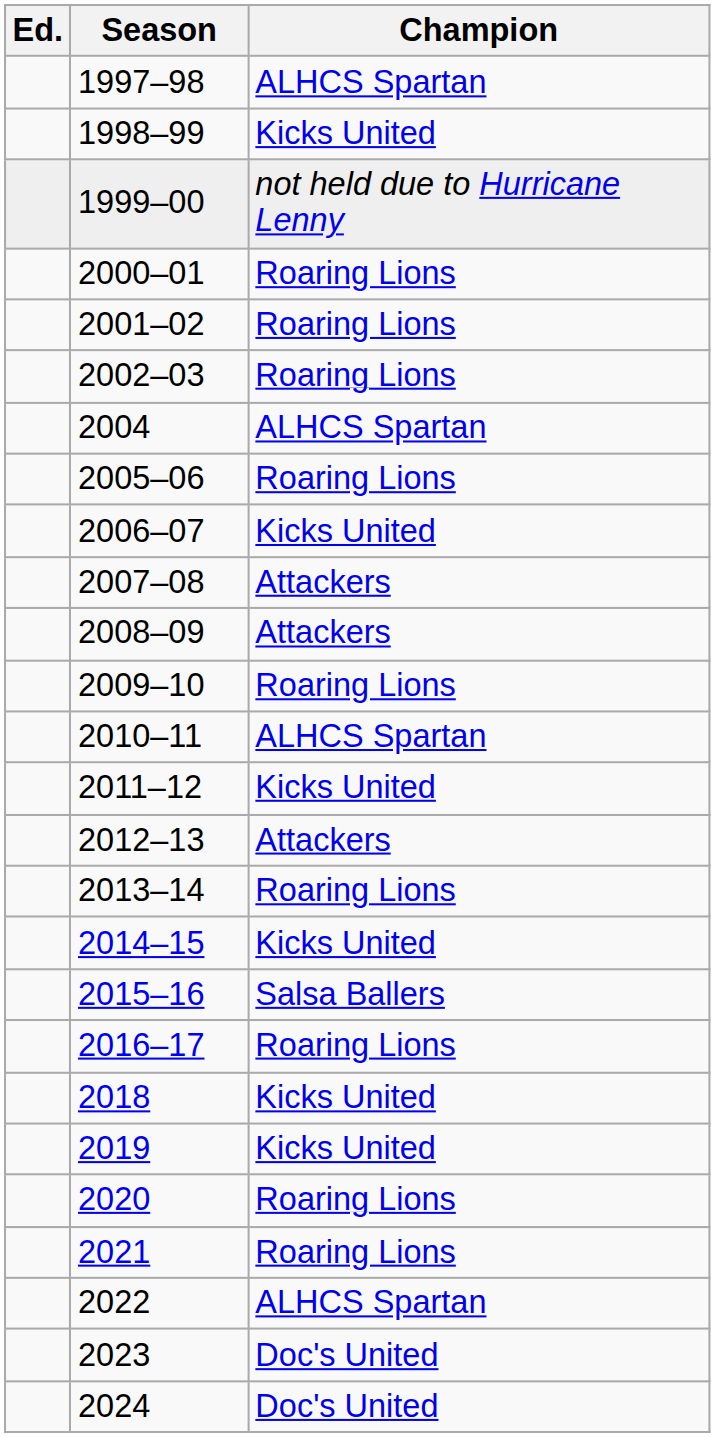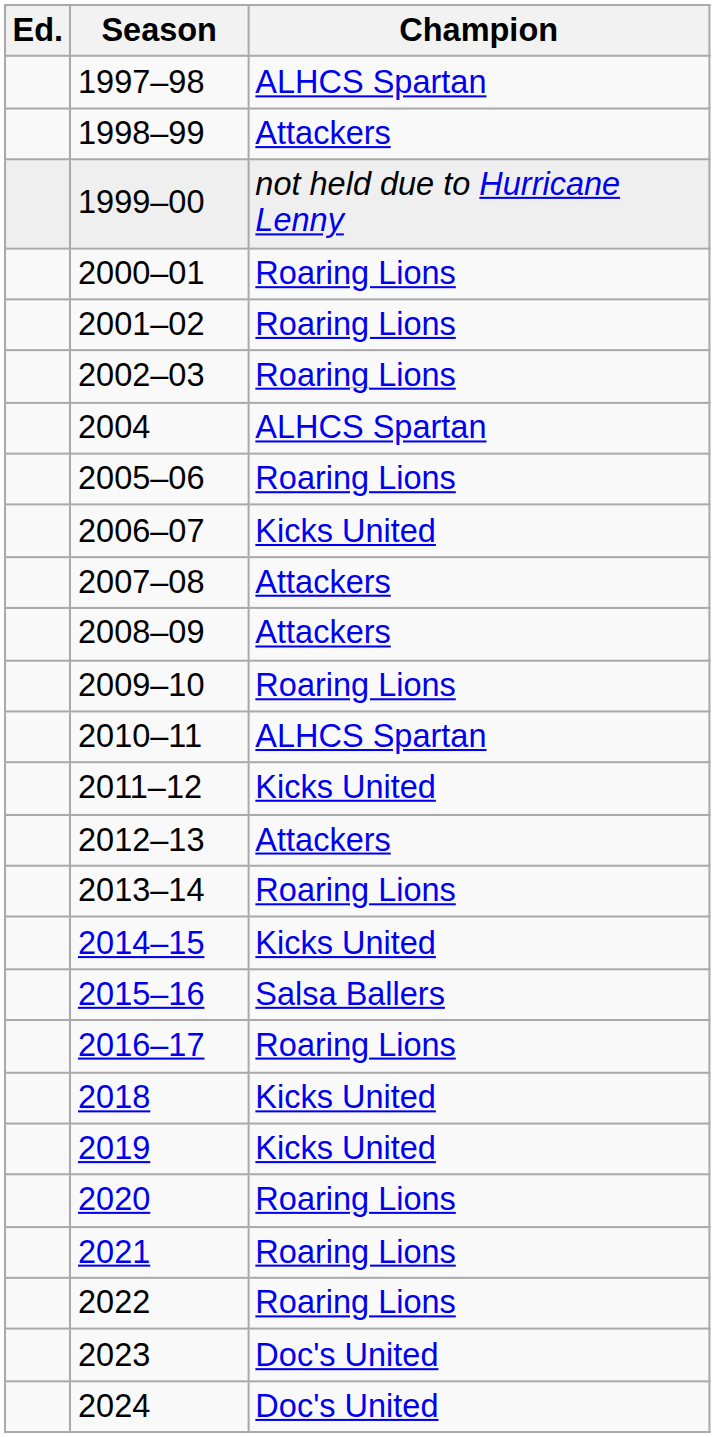(346, 133) Kicks United -> (323, 133) Attackers
(371, 1303) ALHCS Spartan -> (356, 1303) Roaring Lions
